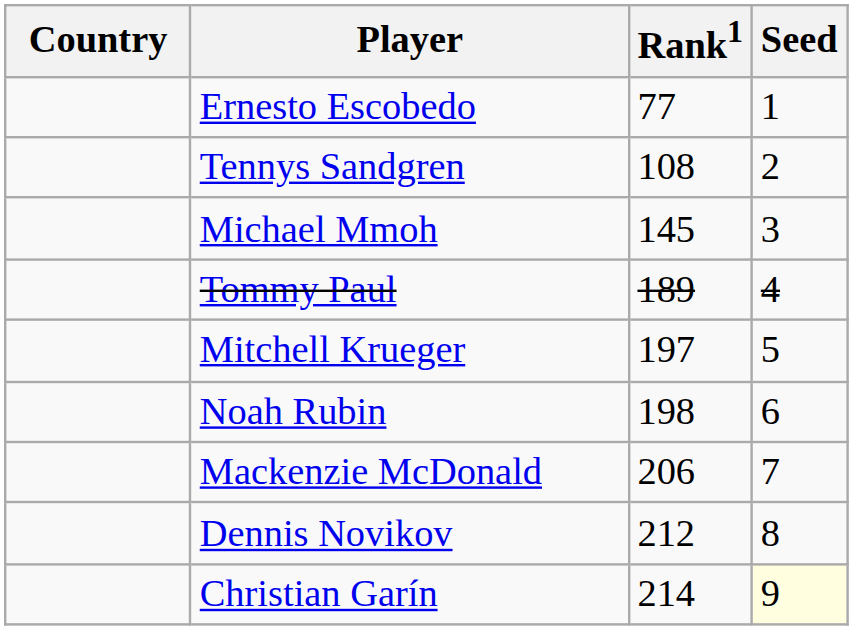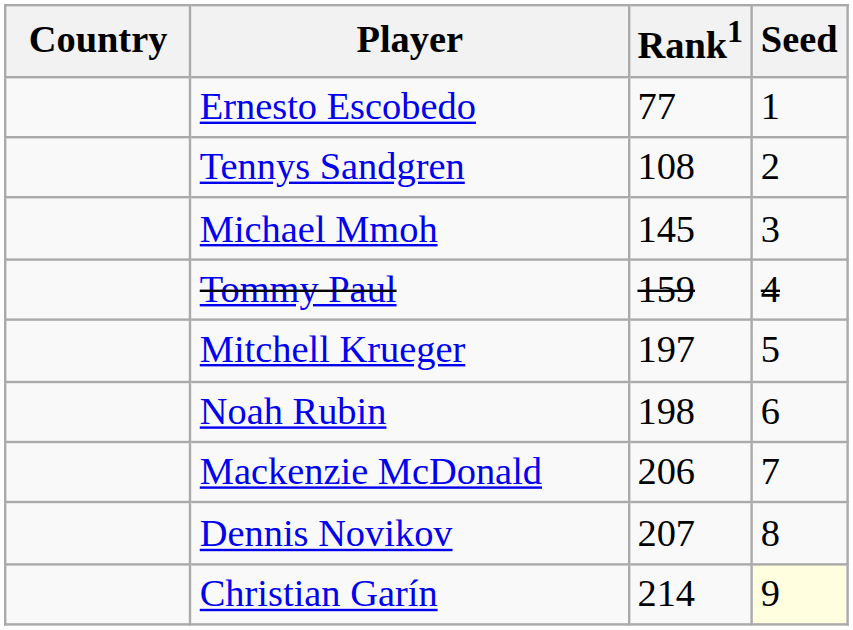(666, 288) 189 -> (666, 288) 159
(666, 532) 212 -> (666, 532) 207
